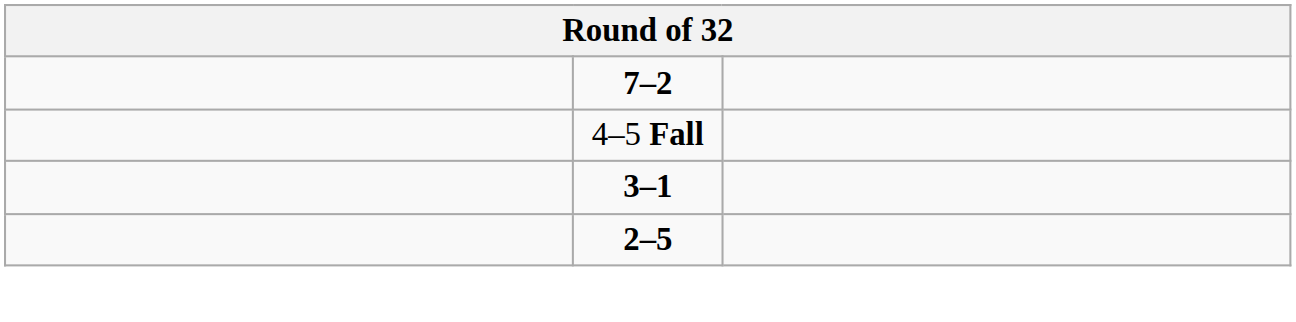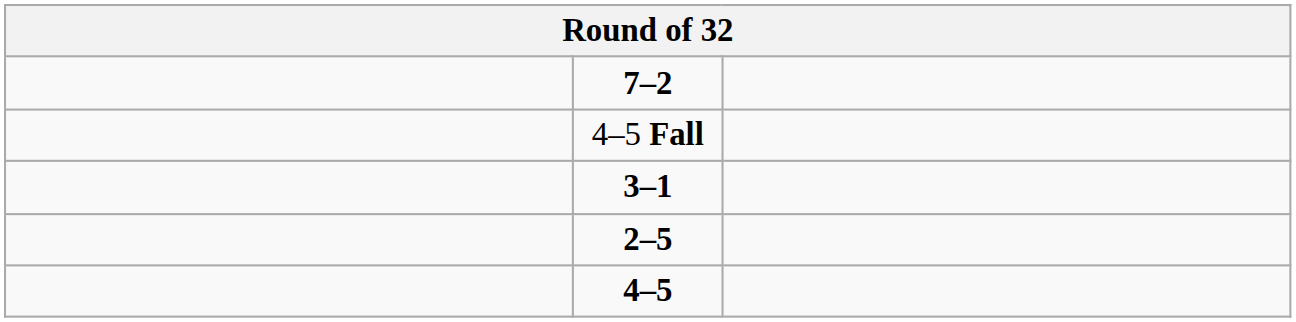+ row: (648, 290)
